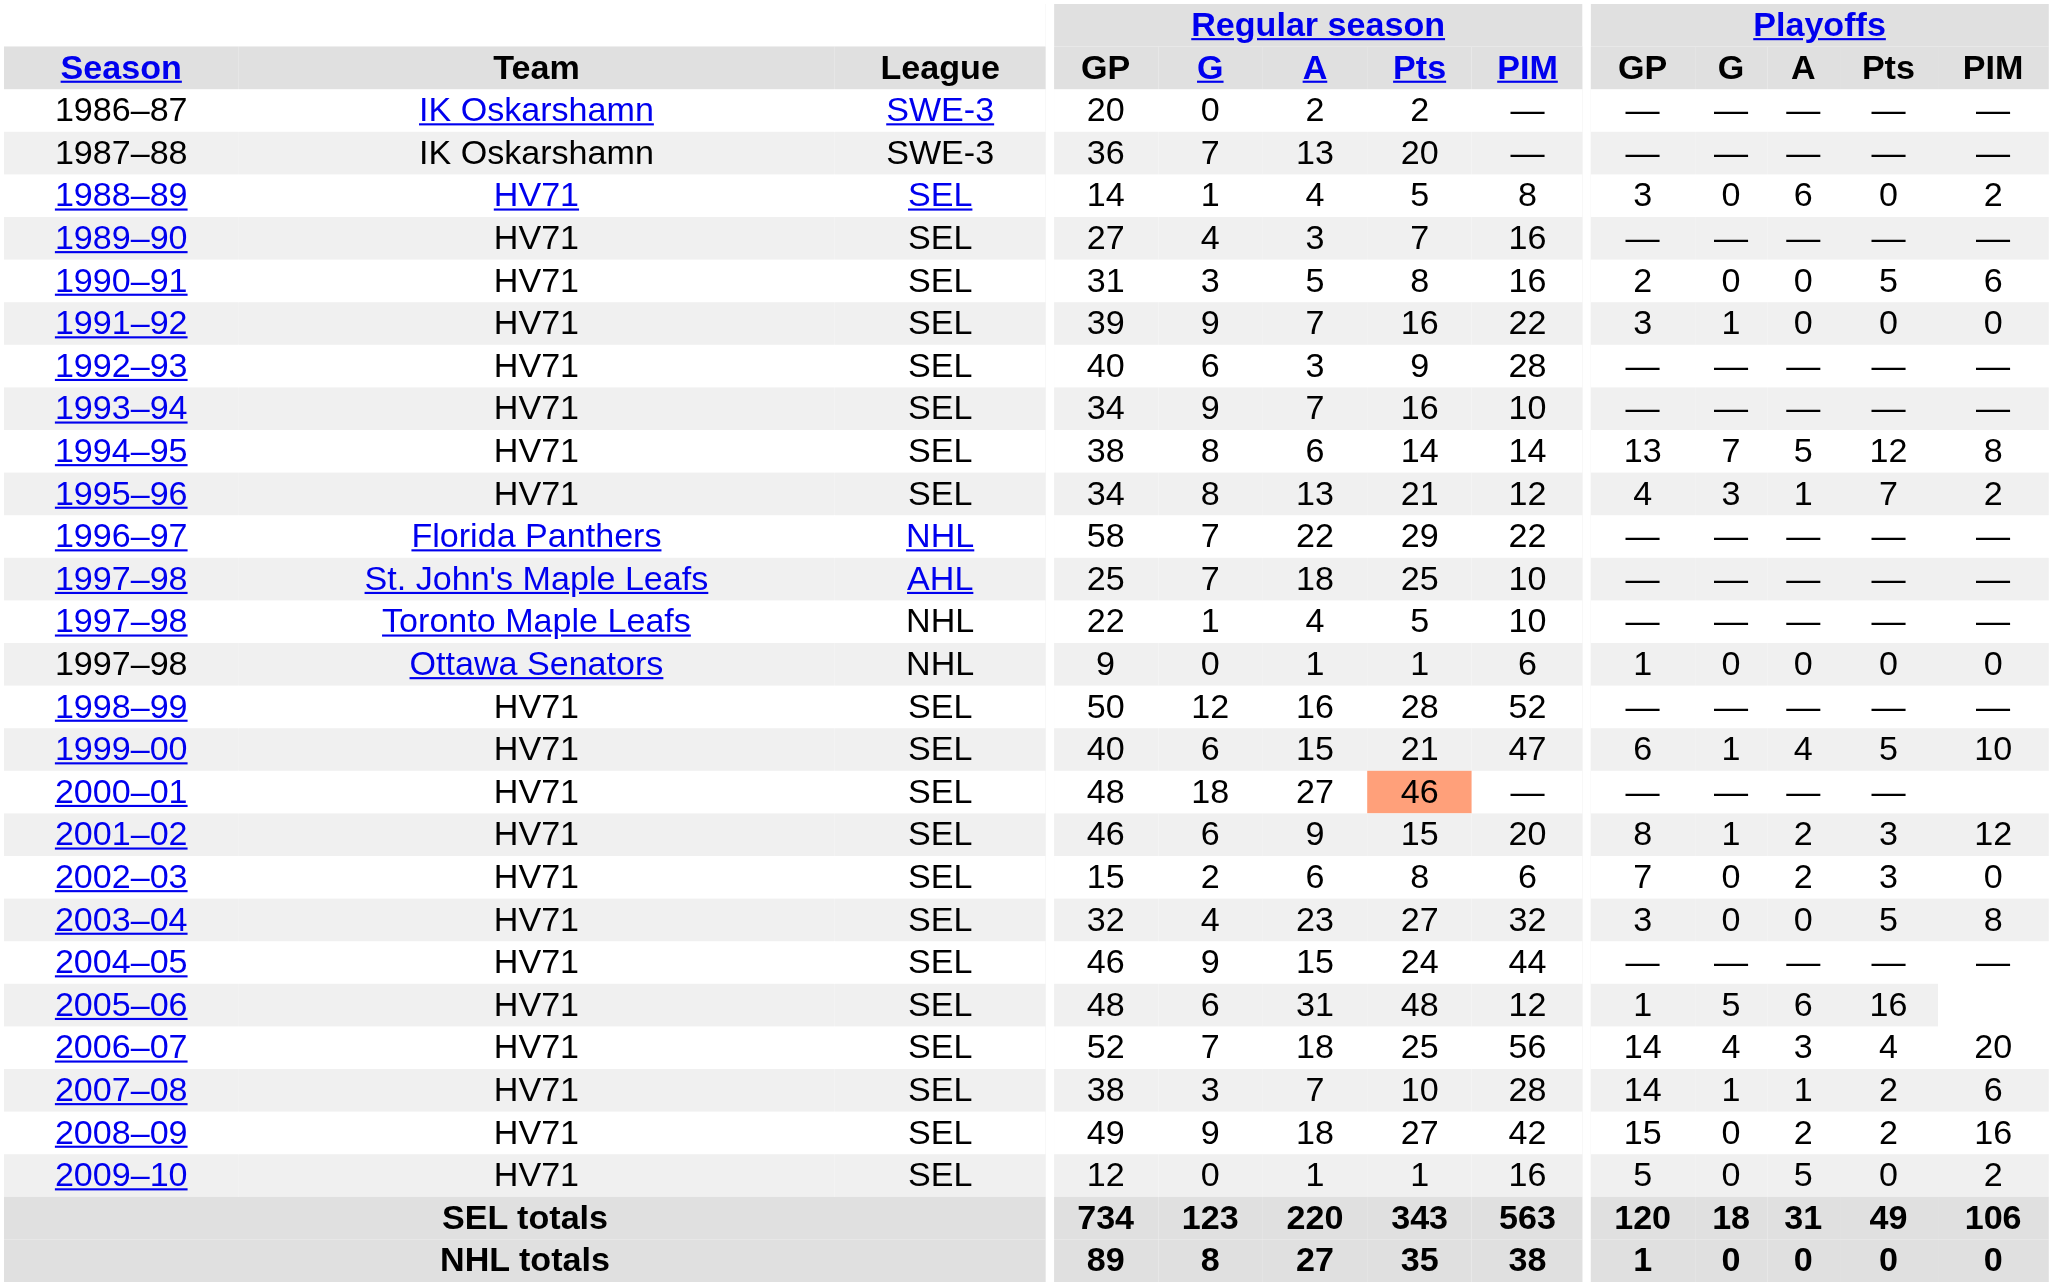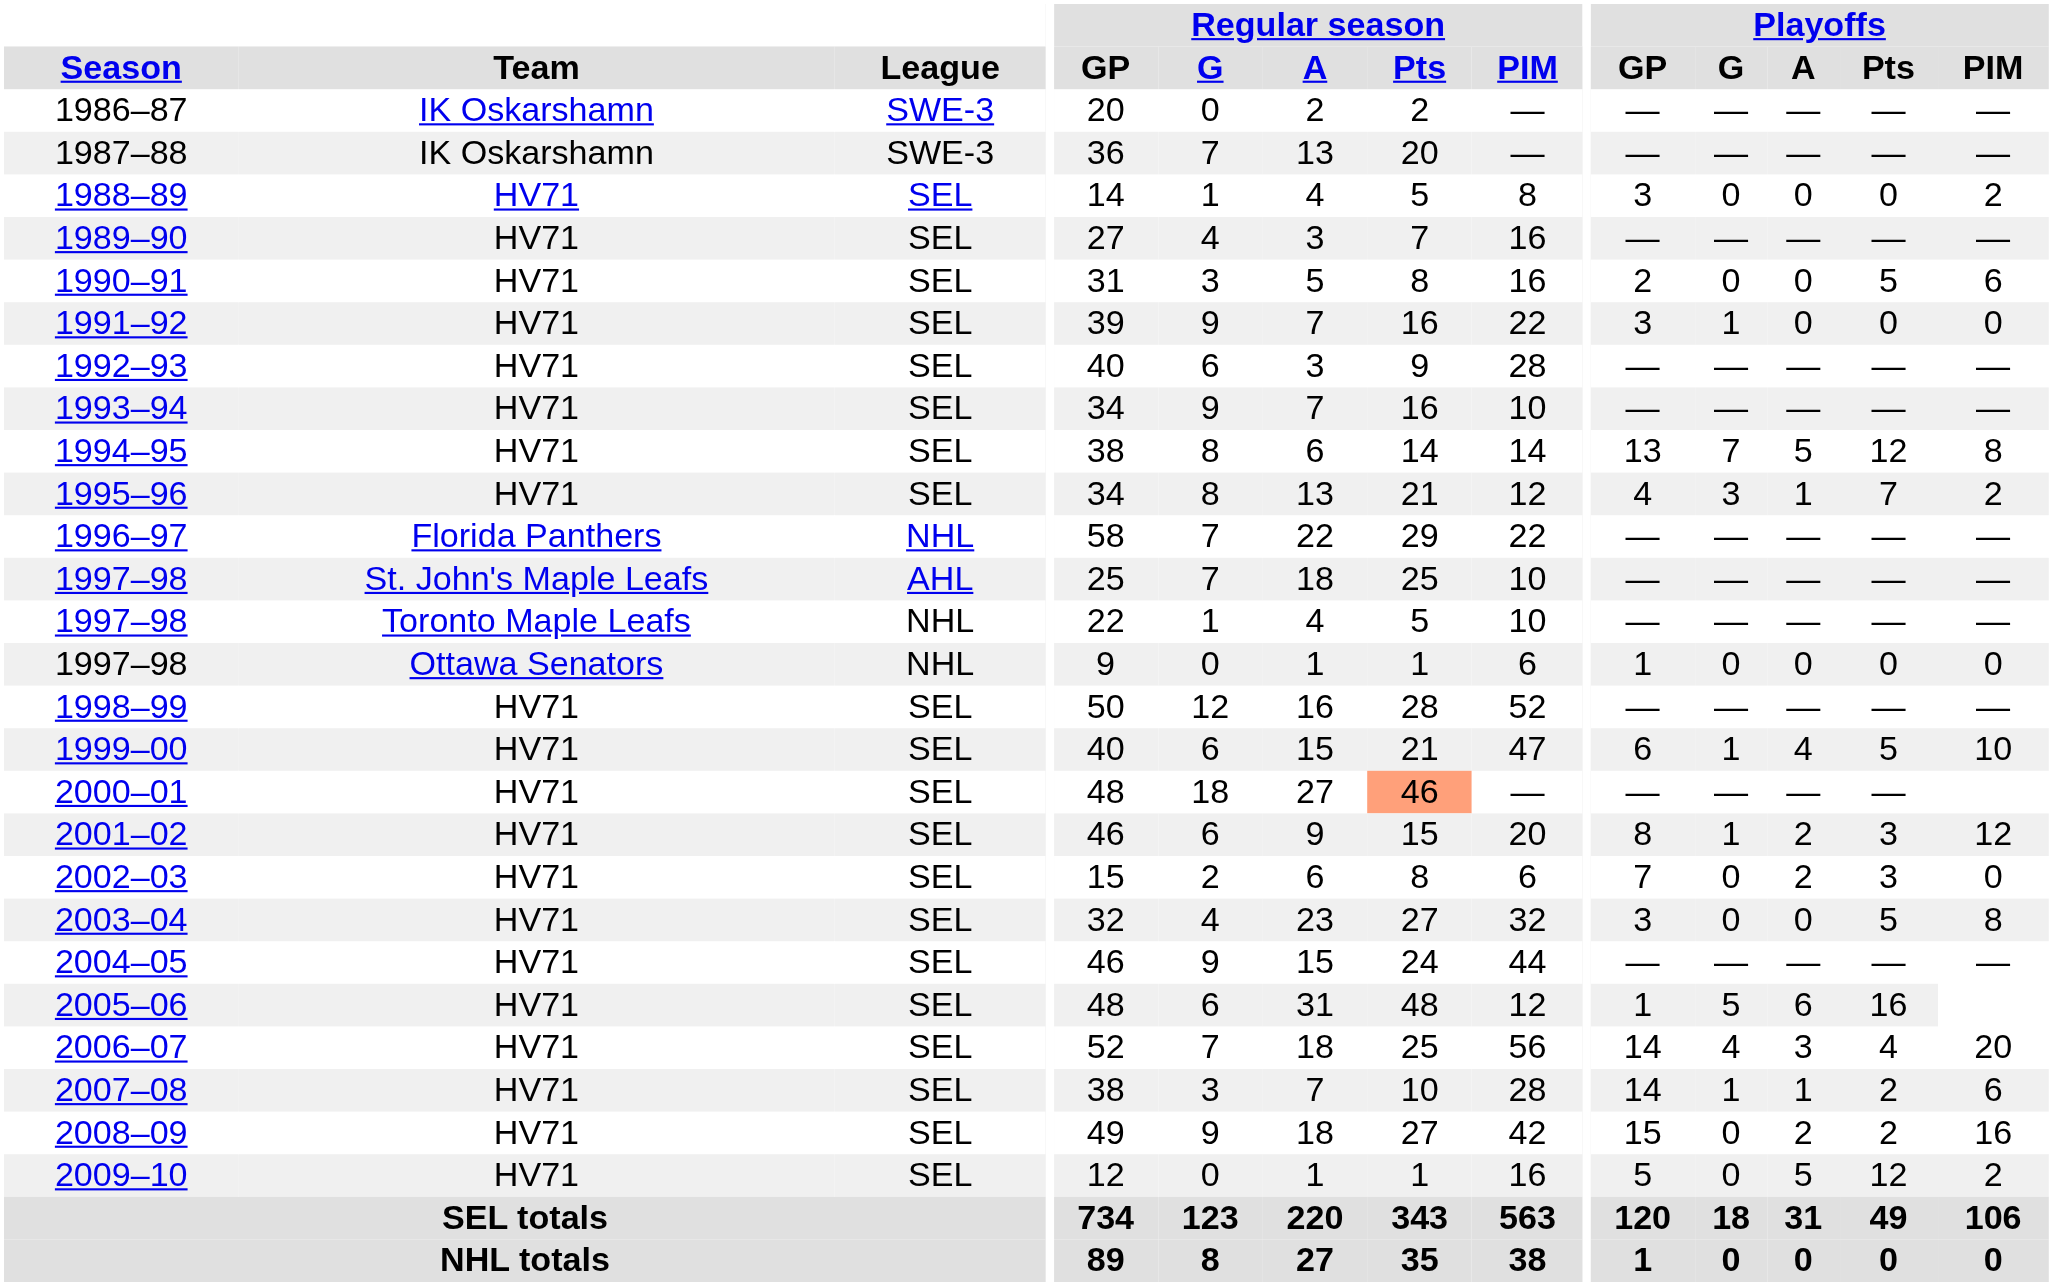(1803, 195) 6 -> (1803, 195) 0
(1888, 1174) 0 -> (1888, 1174) 12
